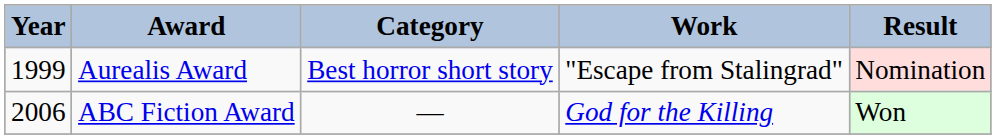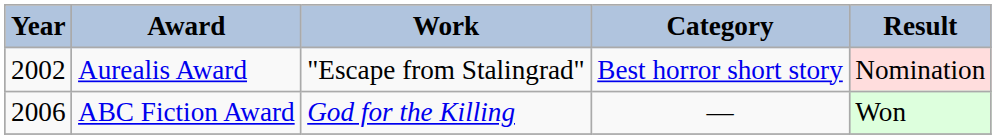columns swapped: (704, 26) <-> (430, 26)
(38, 69) 1999 -> (38, 69) 2002
